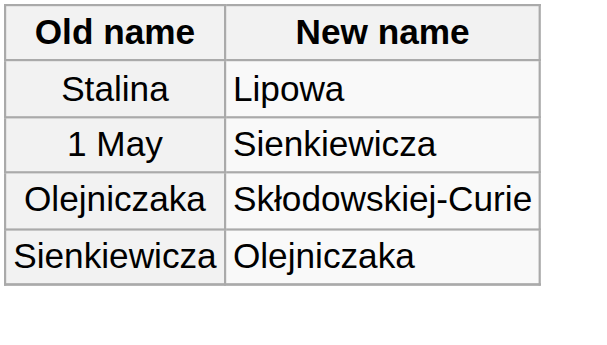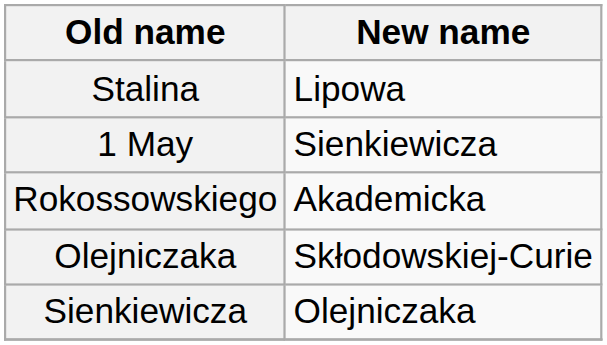+ row: (145, 199)
